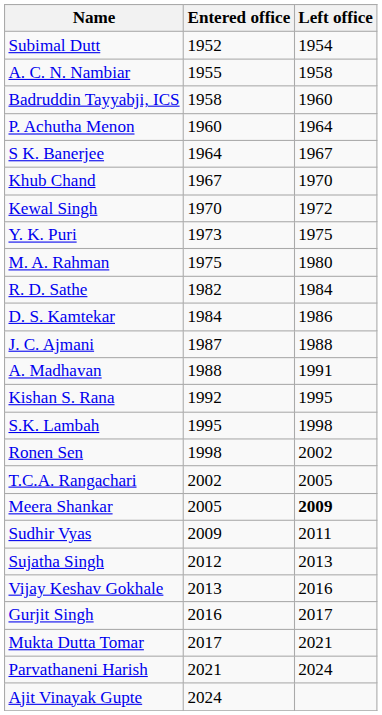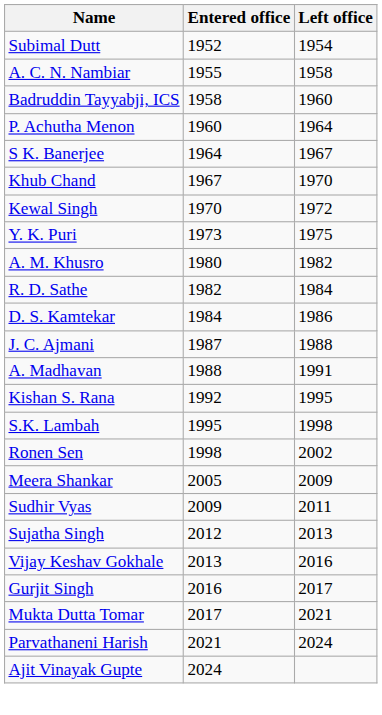- row: (59, 262)
+ row: (56, 262)
- row: (73, 479)
(315, 506) bold -> (315, 479) normal
